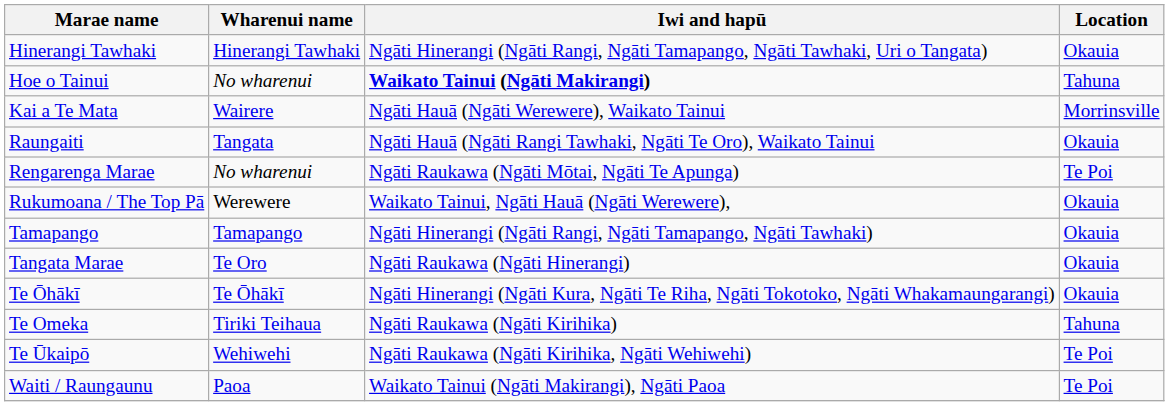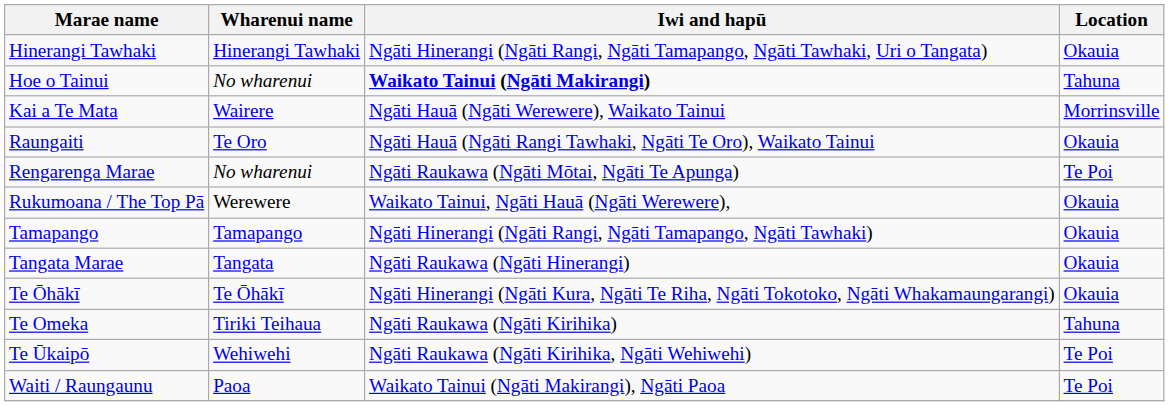(243, 141) Tangata -> (240, 141) Te Oro
(240, 263) Te Oro -> (243, 263) Tangata
